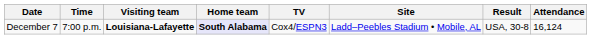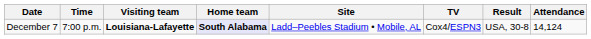columns swapped: (406, 12) <-> (299, 12)
(548, 27) 16,124 -> (548, 27) 14,124
